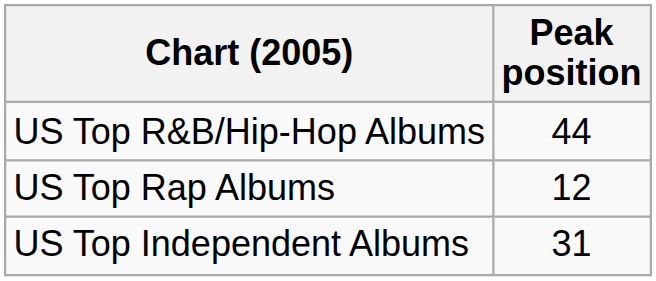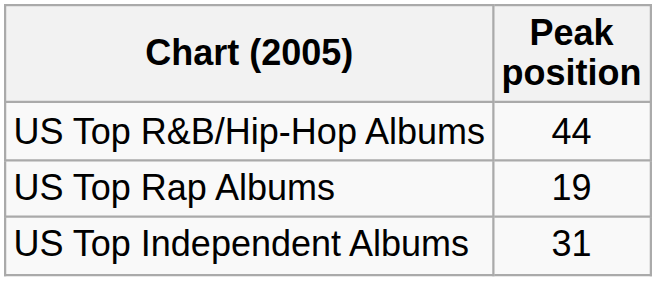(572, 187) 12 -> (572, 187) 19
